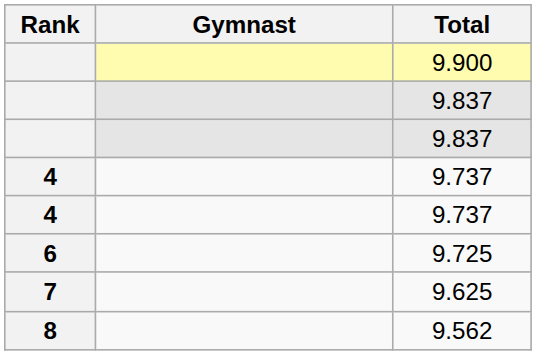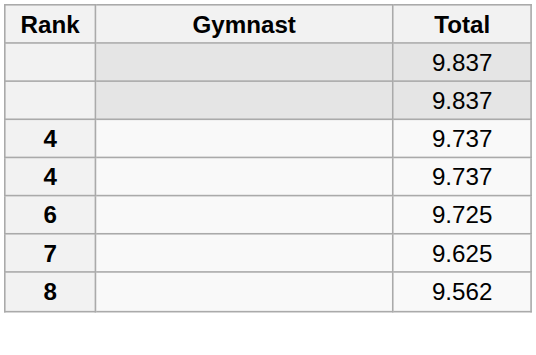- row: (50, 62)
